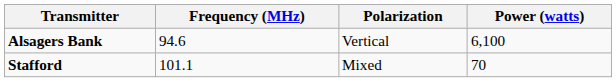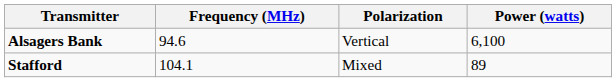(176, 64) 101.1 -> (176, 64) 104.1
(478, 64) 70 -> (478, 64) 89
